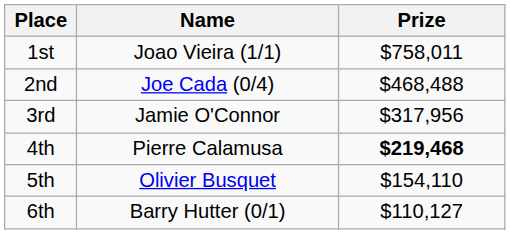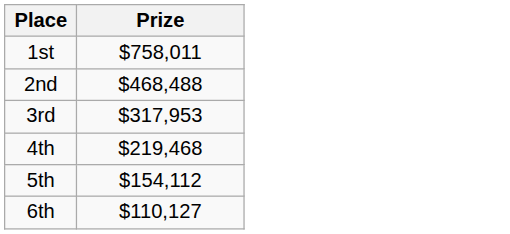- column: (208, 20)
(422, 116) $317,956 -> (160, 116) $317,953
(422, 148) bold -> (160, 148) normal
(422, 180) $154,110 -> (160, 180) $154,112
